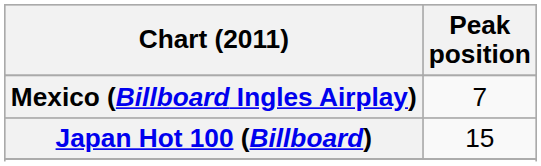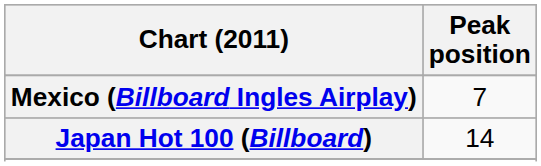(480, 138) 15 -> (480, 138) 14
